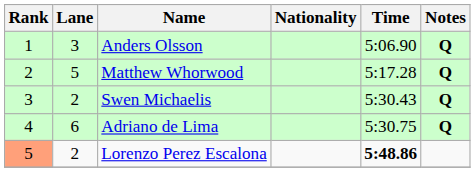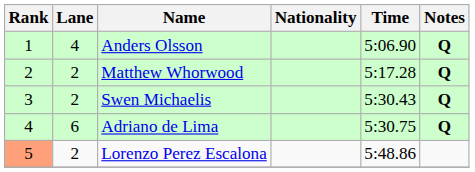(75, 45) 3 -> (75, 45) 4
(75, 72) 5 -> (75, 72) 2
(391, 153) bold -> (390, 153) normal
